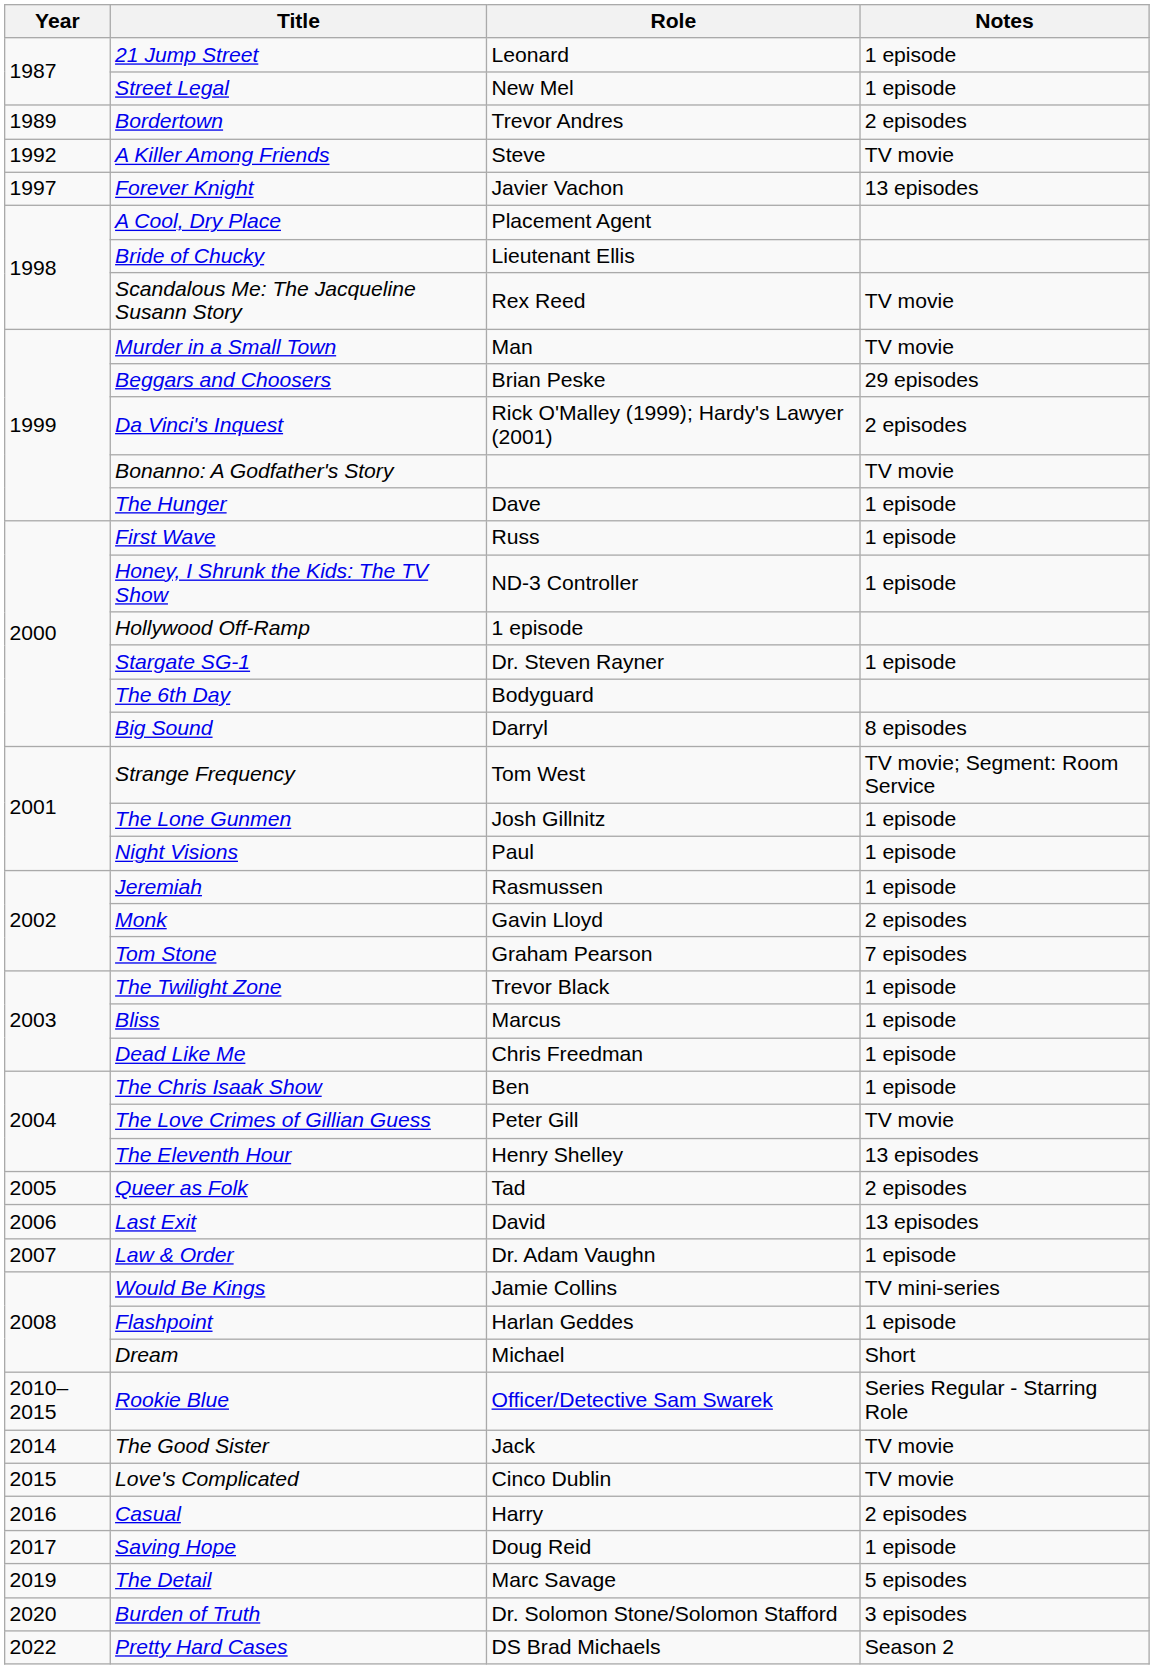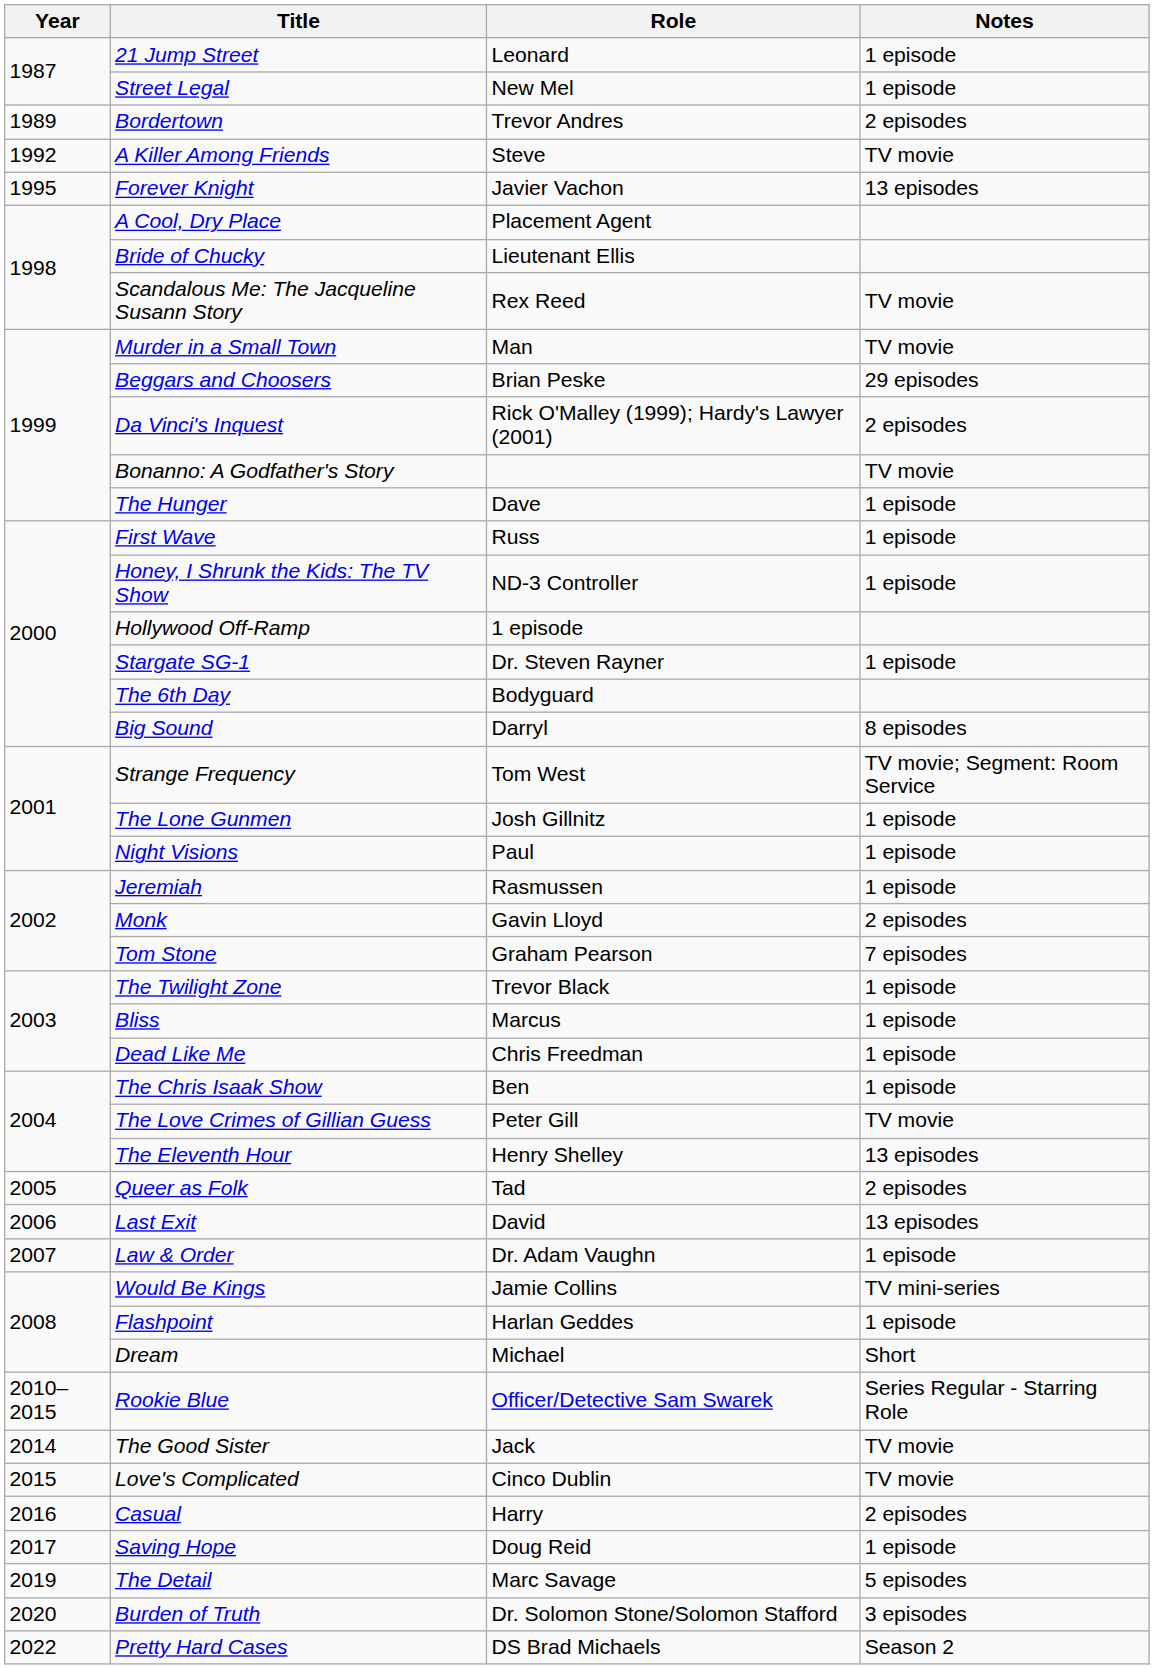(33, 188) 1997 -> (33, 188) 1995
